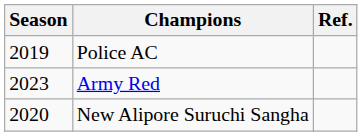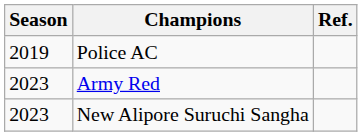(29, 114) 2020 -> (29, 114) 2023
